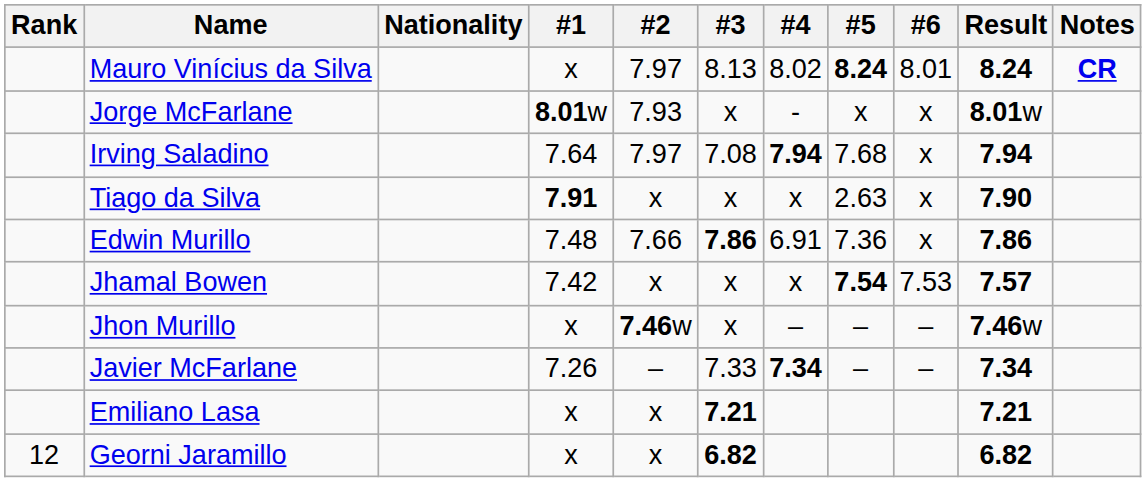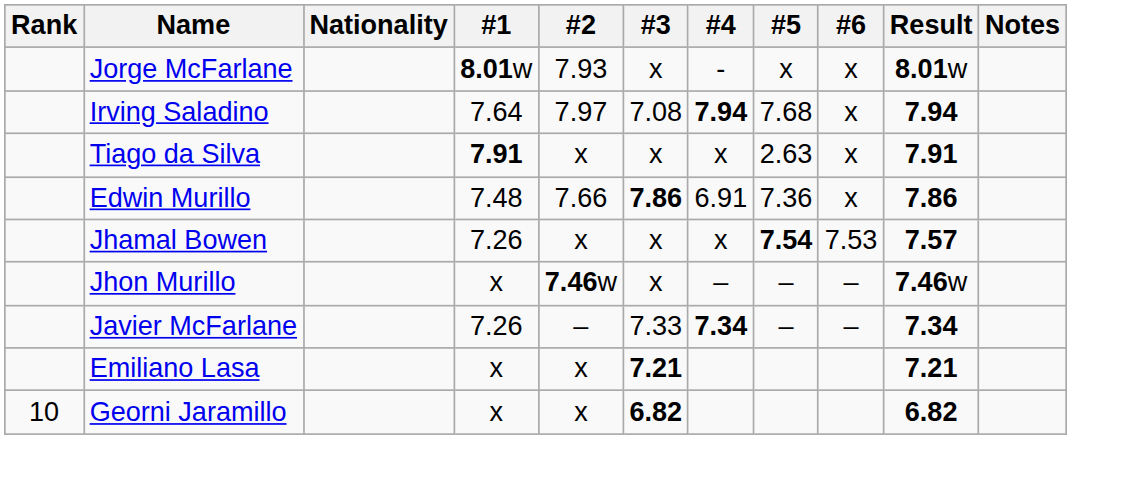- row: (231, 68)
(1006, 197) 7.90 -> (931, 154) 7.91
(571, 283) 7.42 -> (496, 240) 7.26
(44, 454) 12 -> (44, 411) 10
